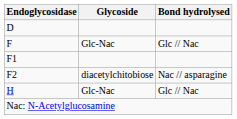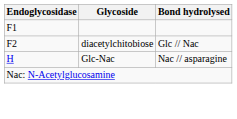- row: (10, 28)
- row: (9, 43)
(192, 75) Nac // asparagine -> (178, 43) Glc // Nac
(178, 91) Glc // Nac -> (192, 59) Nac // asparagine
